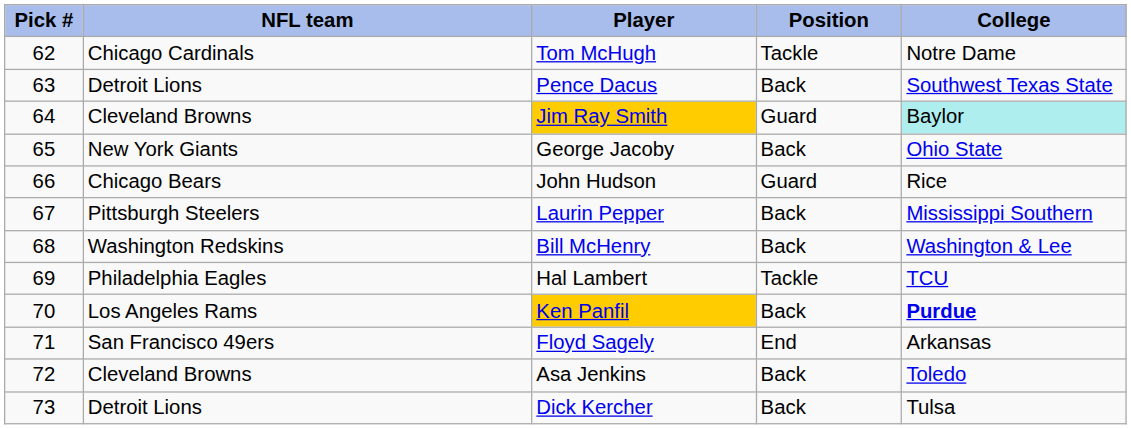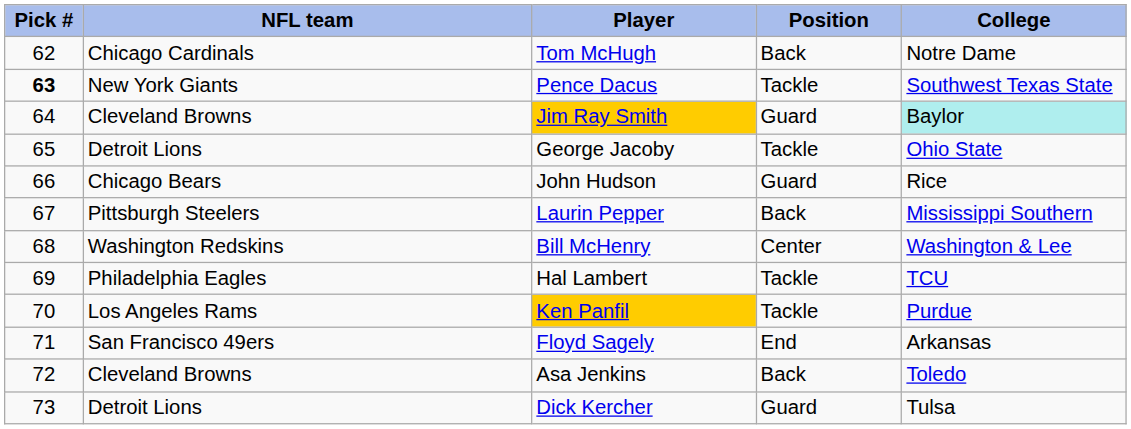(789, 52) Tackle -> (783, 52) Back
(44, 85) normal -> (44, 85) bold
(145, 85) Detroit Lions -> (163, 85) New York Giants
(783, 85) Back -> (789, 85) Tackle
(163, 149) New York Giants -> (145, 149) Detroit Lions
(783, 149) Back -> (789, 149) Tackle
(783, 246) Back -> (791, 246) Center
(783, 310) Back -> (789, 310) Tackle
(941, 310) bold -> (939, 310) normal
(783, 407) Back -> (789, 407) Guard
